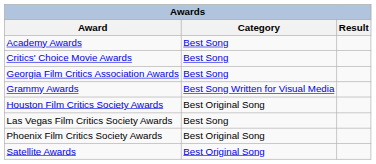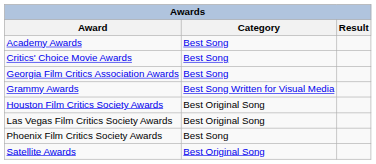(206, 120) Best Song -> (224, 120) Best Original Song
(224, 136) Best Original Song -> (206, 136) Best Song
